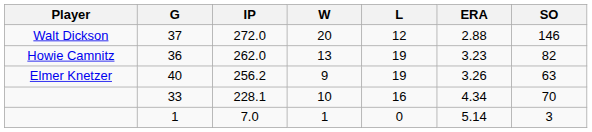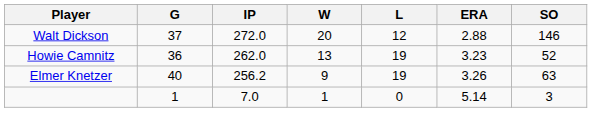(549, 55) 82 -> (549, 55) 52
- row: (175, 96)
